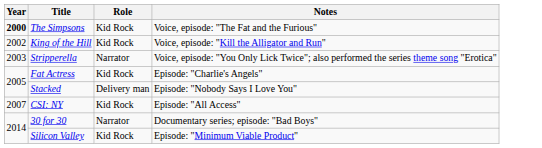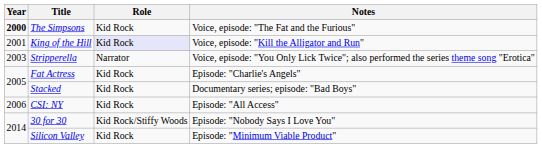(16, 43) 2002 -> (16, 43) 2001
(115, 43) no background -> (115, 43) lavender background
(123, 89) Delivery man -> (115, 89) Kid Rock
(225, 89) Episode: "Nobody Says I Love You" -> (274, 89) Documentary series; episode: "Bad Boys"
(16, 105) 2007 -> (16, 105) 2006
(113, 120) Narrator -> (142, 120) Kid Rock/Stiffy Woods
(236, 120) Documentary series; episode: "Bad Boys" -> (264, 120) Episode: "Nobody Says I Love You"
